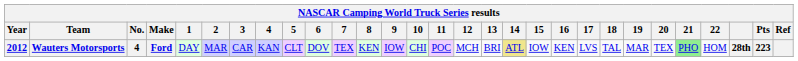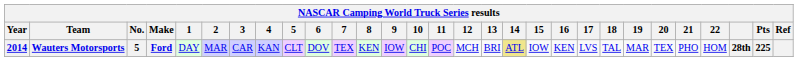(17, 48) 2012 -> (17, 48) 2014
(137, 48) 4 -> (137, 48) 5
(688, 48) lightgreen background -> (688, 48) no background
(763, 48) 223 -> (763, 48) 225
